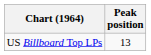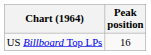(125, 42) 13 -> (125, 42) 16
